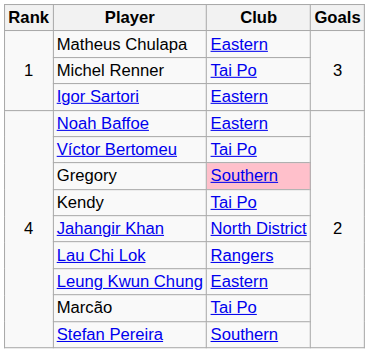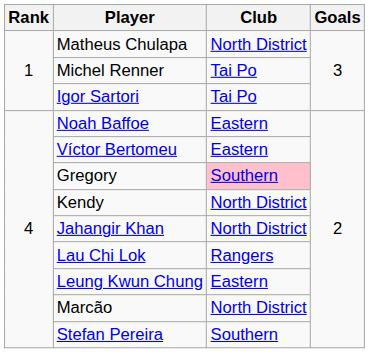(239, 44) Eastern -> (259, 44) North District
(239, 96) Eastern -> (234, 96) Tai Po
(234, 149) Tai Po -> (239, 149) Eastern
(234, 202) Tai Po -> (259, 202) North District
(234, 307) Tai Po -> (259, 307) North District
